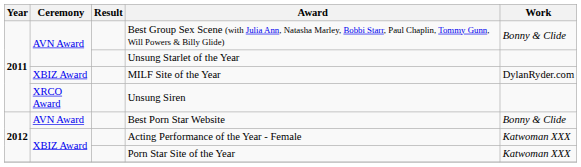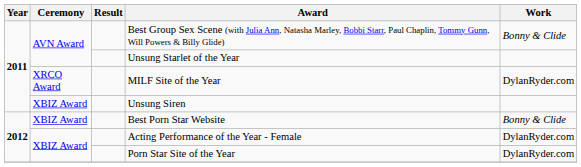(60, 74) XBIZ Award -> (47, 80) XRCO Award
(47, 97) XRCO Award -> (60, 103) XBIZ Award
(58, 120) AVN Award -> (60, 120) XBIZ Award
(537, 137) Katwoman XXX -> (538, 137) DylanRyder.com
(537, 153) Katwoman XXX -> (538, 153) DylanRyder.com
